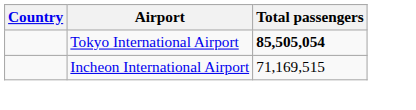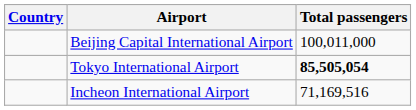+ row: (182, 42)
(291, 67) 71,169,515 -> (334, 93) 71,169,516
